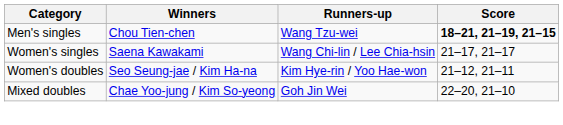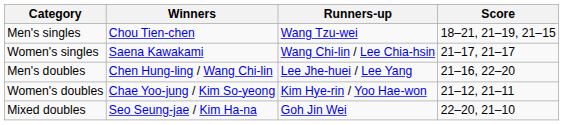(498, 33) bold -> (498, 33) normal
+ row: (46, 71)
(183, 71) Seo Seung-jae / Kim Ha-na -> (192, 91) Chae Yoo-jung / Kim So-yeong
(192, 91) Chae Yoo-jung / Kim So-yeong -> (183, 110) Seo Seung-jae / Kim Ha-na
